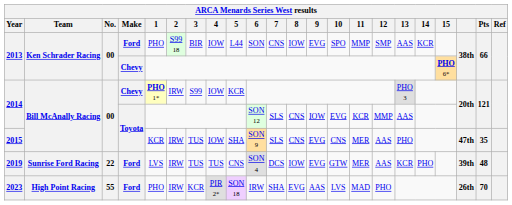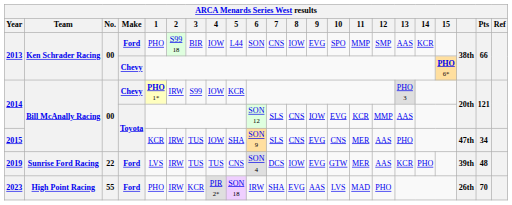(484, 140) 35 -> (484, 140) 34
